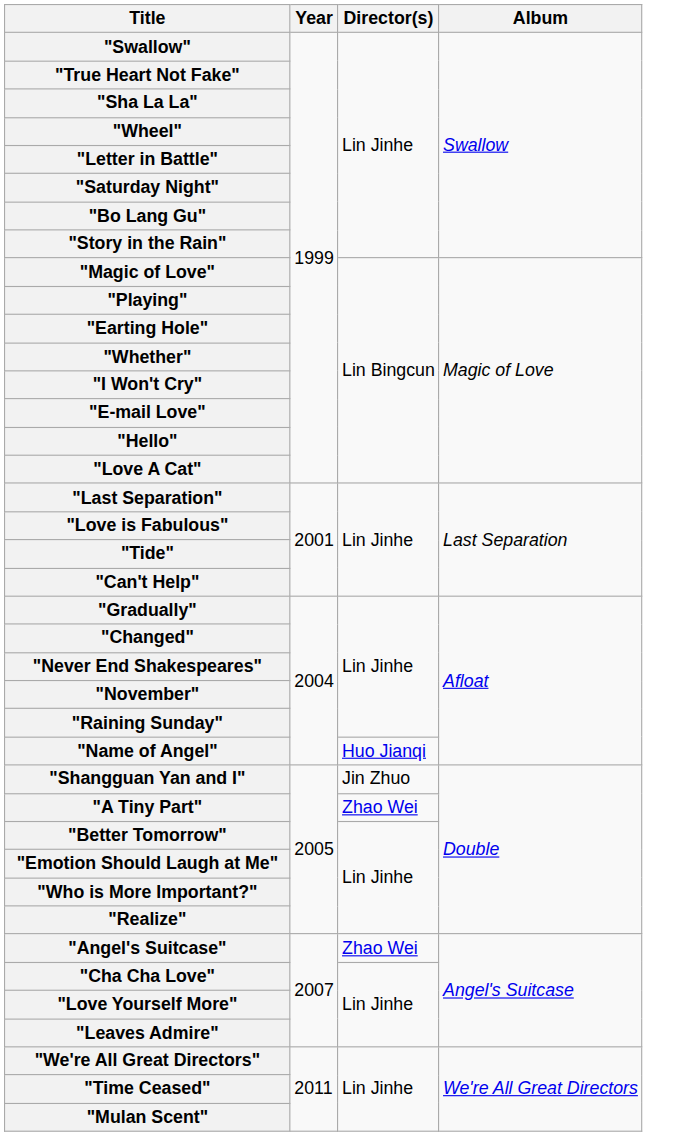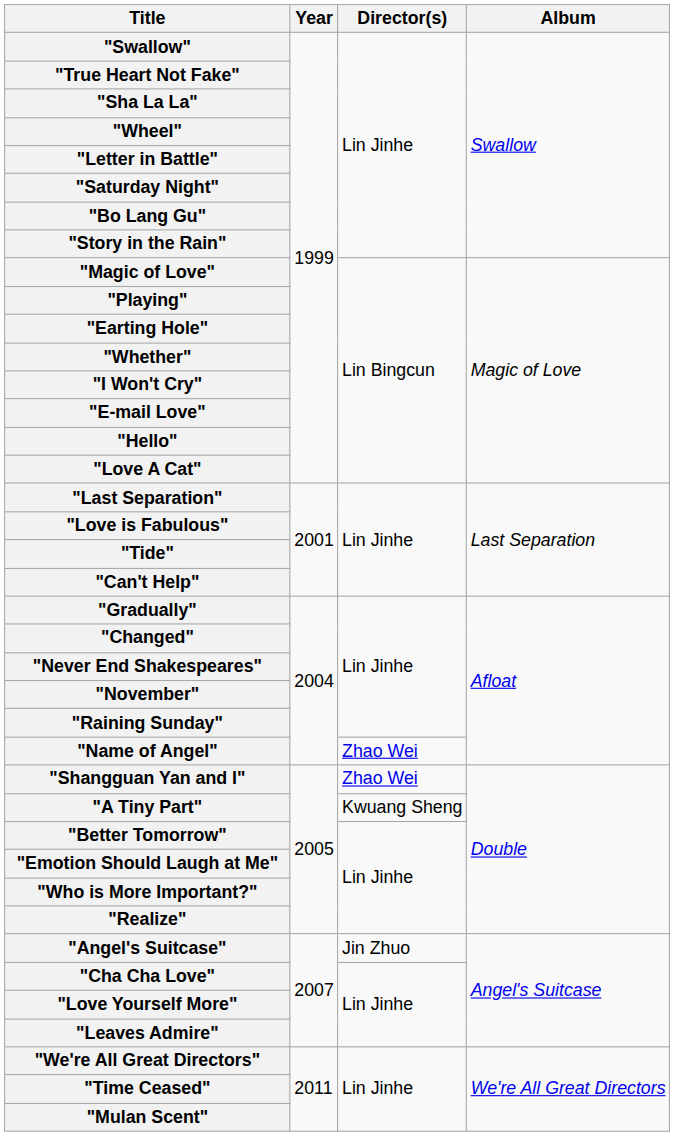(384, 750) Huo Jianqi -> (380, 750) Zhao Wei
(376, 779) Jin Zhuo -> (380, 779) Zhao Wei
(380, 807) Zhao Wei -> (402, 807) Kwuang Sheng
(380, 948) Zhao Wei -> (376, 948) Jin Zhuo
